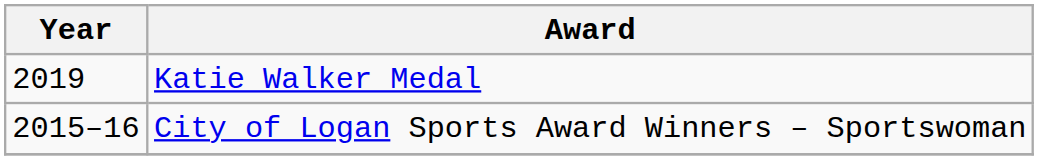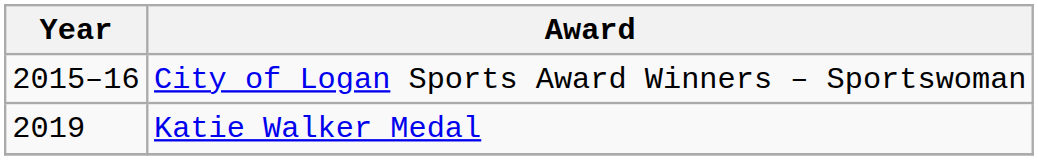rows swapped: (590, 129) <-> (318, 79)
